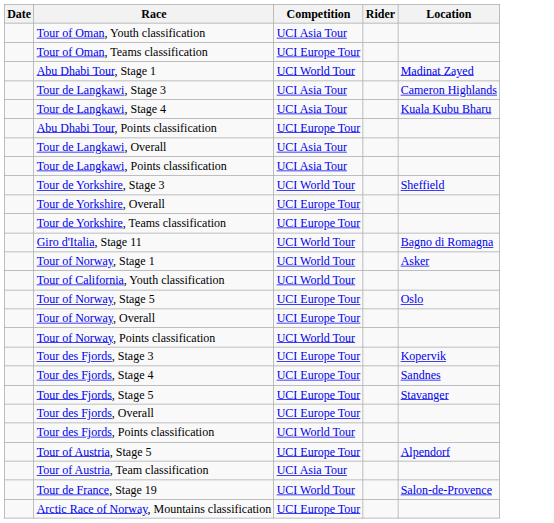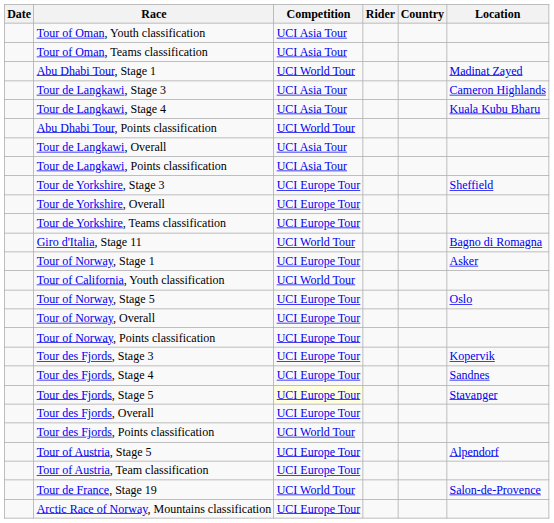+ column: (422, 14)
(318, 52) UCI Europe Tour -> (312, 52) UCI Asia Tour
(318, 128) UCI Europe Tour -> (316, 128) UCI World Tour
(316, 185) UCI World Tour -> (318, 185) UCI Europe Tour
(316, 261) UCI World Tour -> (318, 261) UCI Europe Tour
(316, 337) UCI World Tour -> (318, 337) UCI Europe Tour
(318, 394) no background -> (318, 394) lightyellow background
(312, 470) UCI Asia Tour -> (318, 470) UCI Europe Tour
